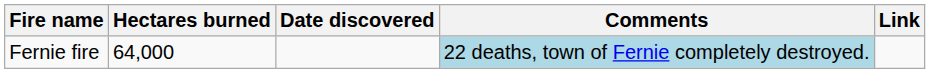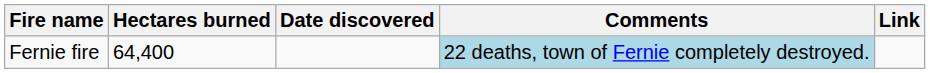(144, 52) 64,000 -> (144, 52) 64,400
